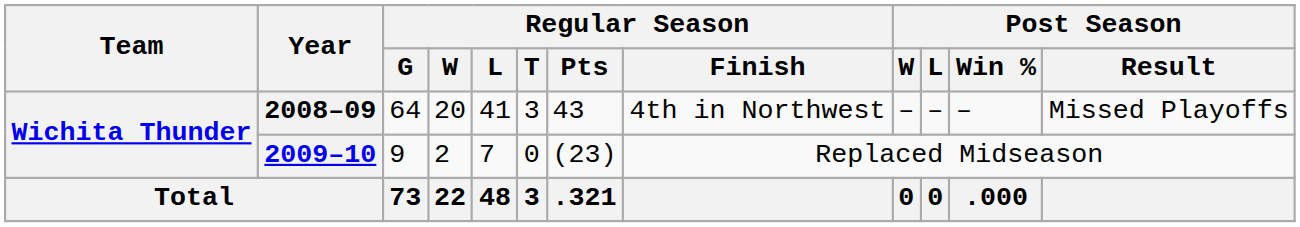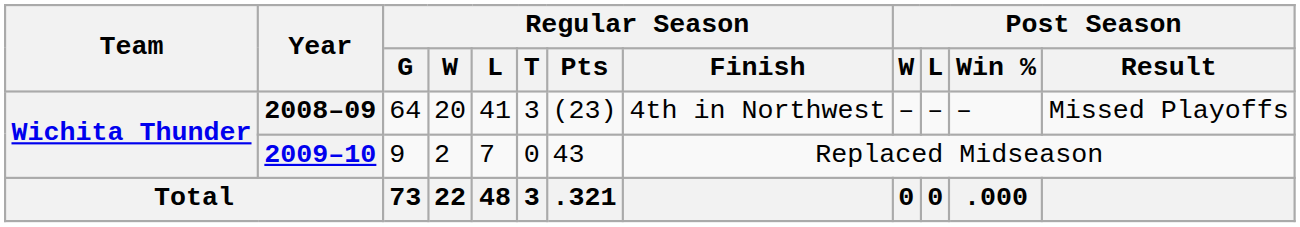(569, 113) 43 -> (585, 113) (23)
(585, 156) (23) -> (569, 156) 43
